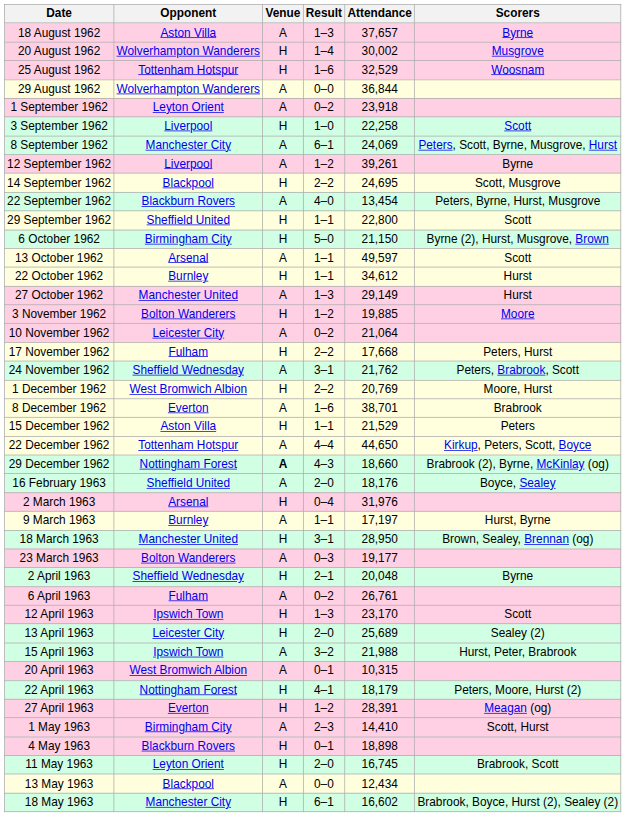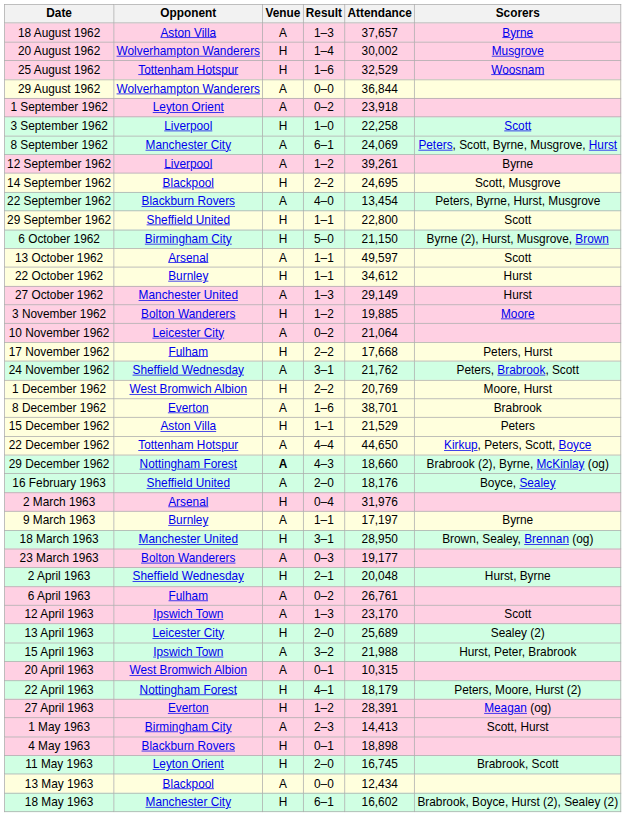(518, 520) Hurst, Byrne -> (518, 520) Byrne
(518, 577) Byrne -> (518, 577) Hurst, Byrne
(283, 614) H -> (283, 614) A
(380, 727) 14,410 -> (380, 727) 14,413
